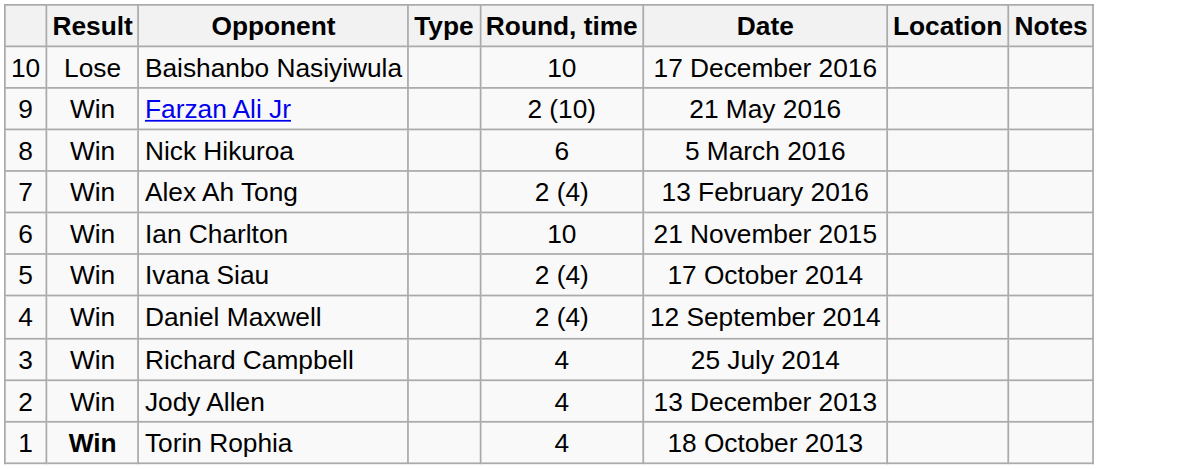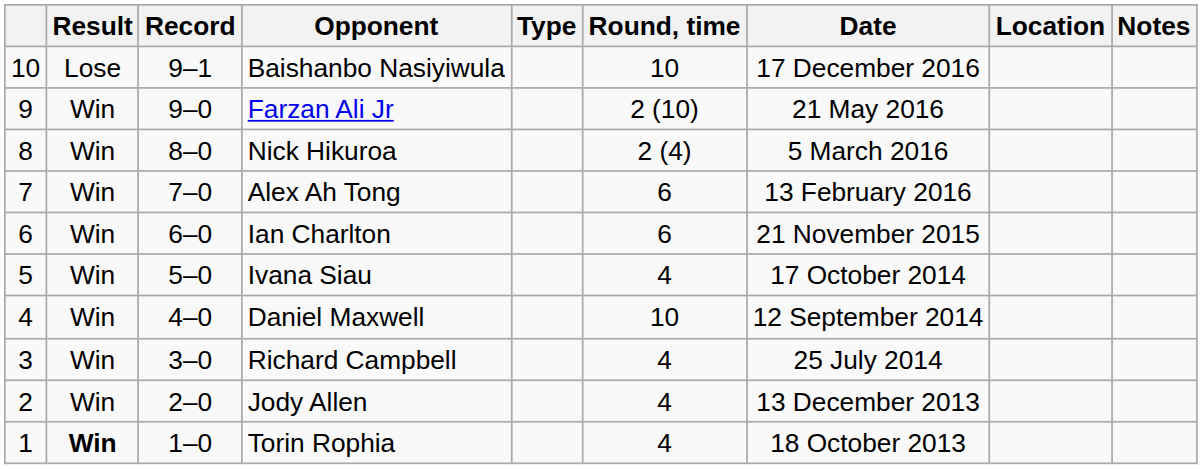+ column: (190, 26)
(562, 151) 6 -> (664, 151) 2 (4)
(562, 192) 2 (4) -> (664, 192) 6
(562, 234) 10 -> (664, 234) 6
(562, 276) 2 (4) -> (664, 276) 4
(562, 317) 2 (4) -> (665, 317) 10
